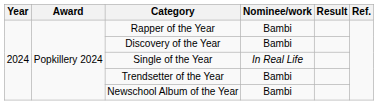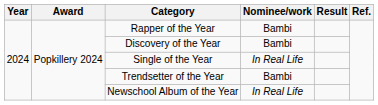(278, 92) Bambi -> (277, 92) In Real Life
